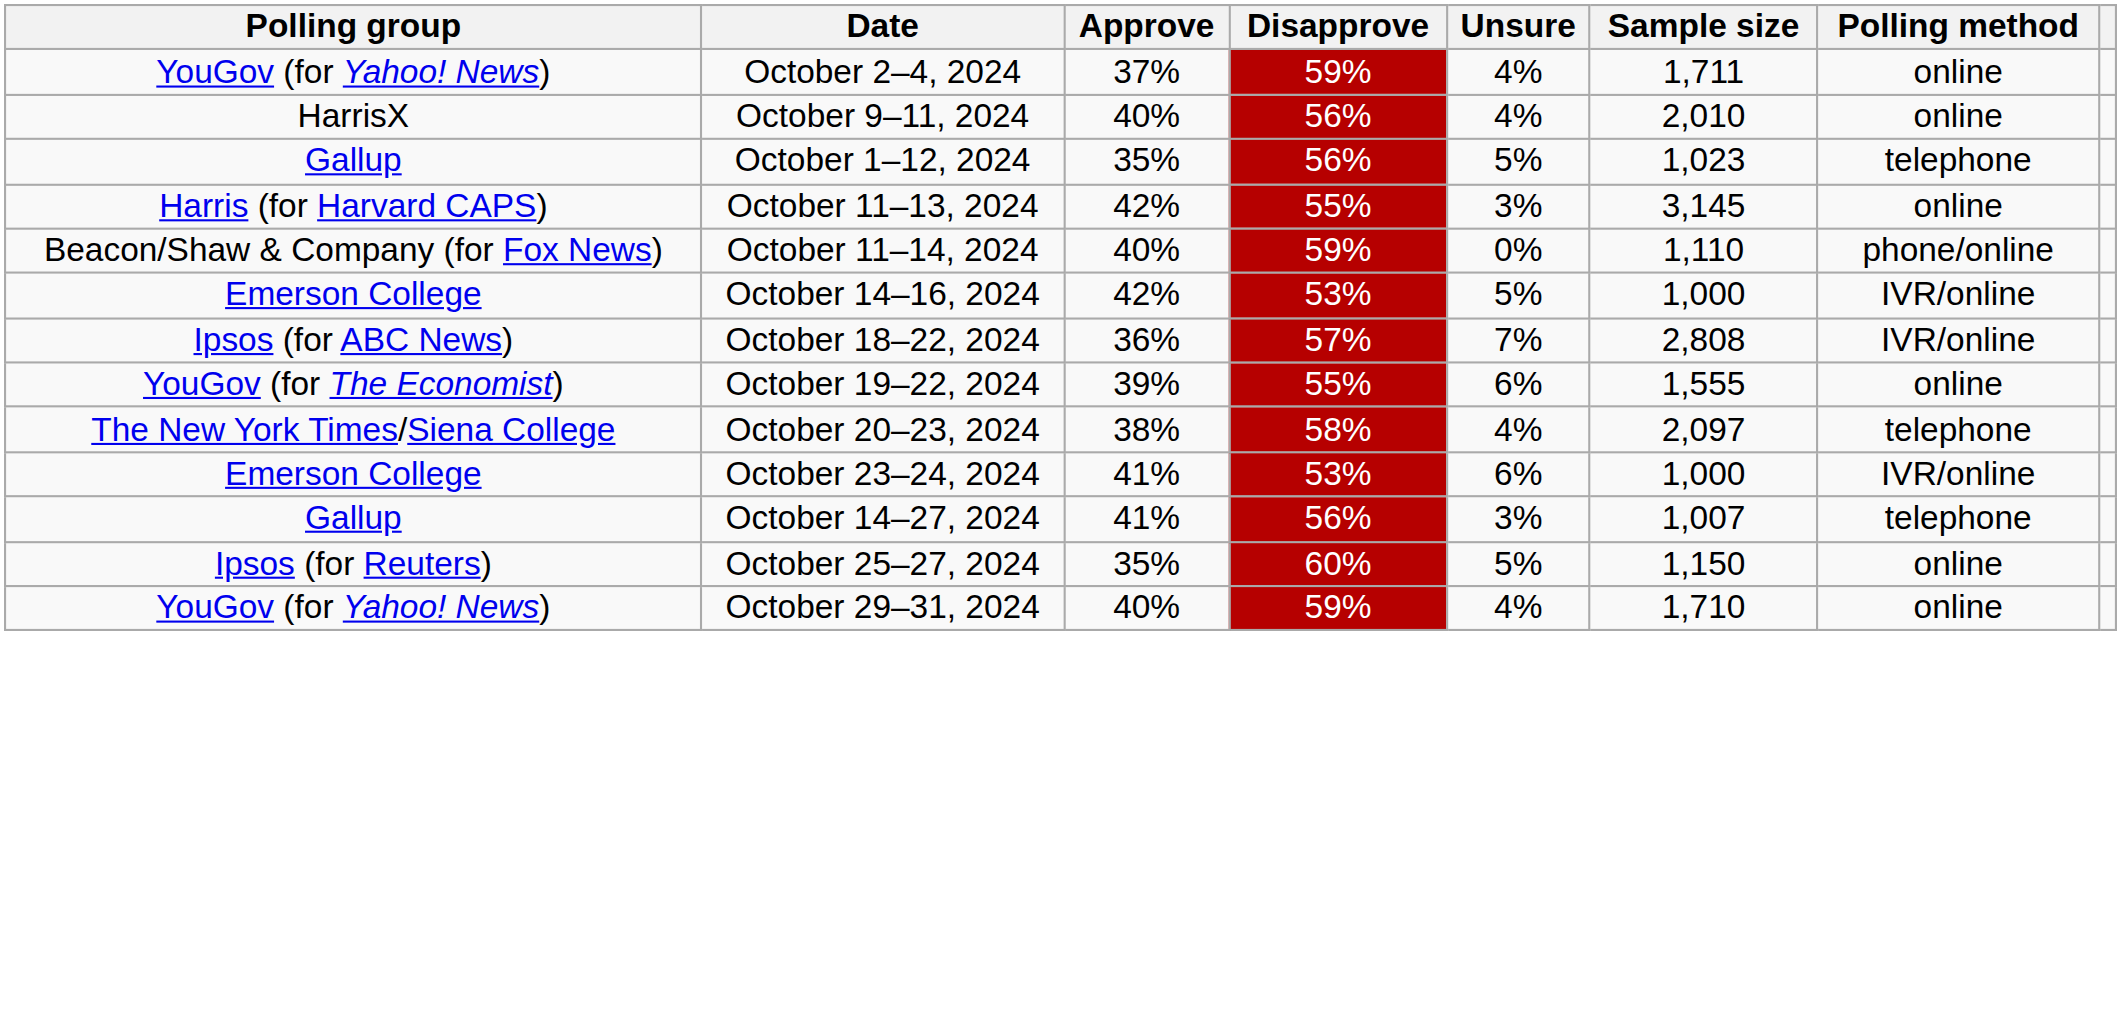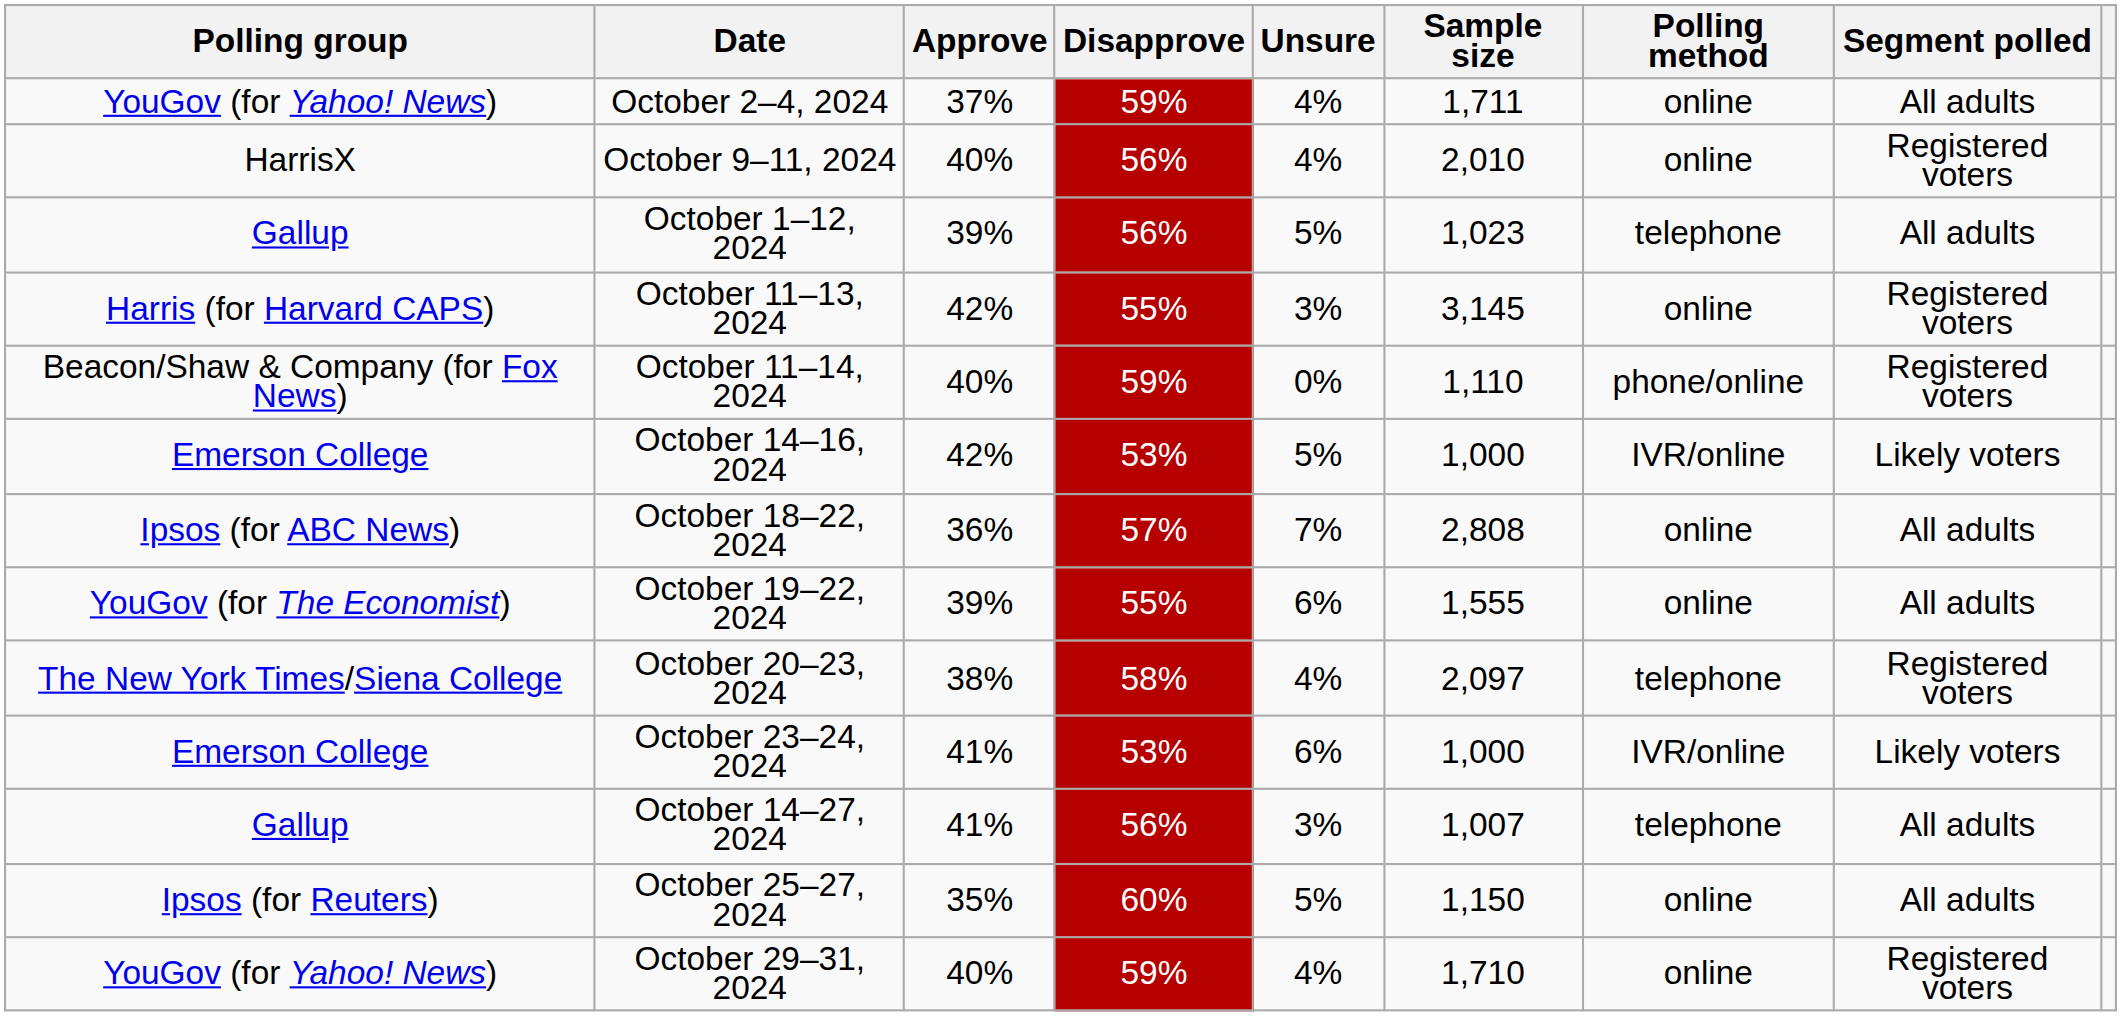+ column: (1967, 41)
(1147, 160) 35% -> (980, 234) 39%
(1958, 339) IVR/online -> (1708, 529) online
